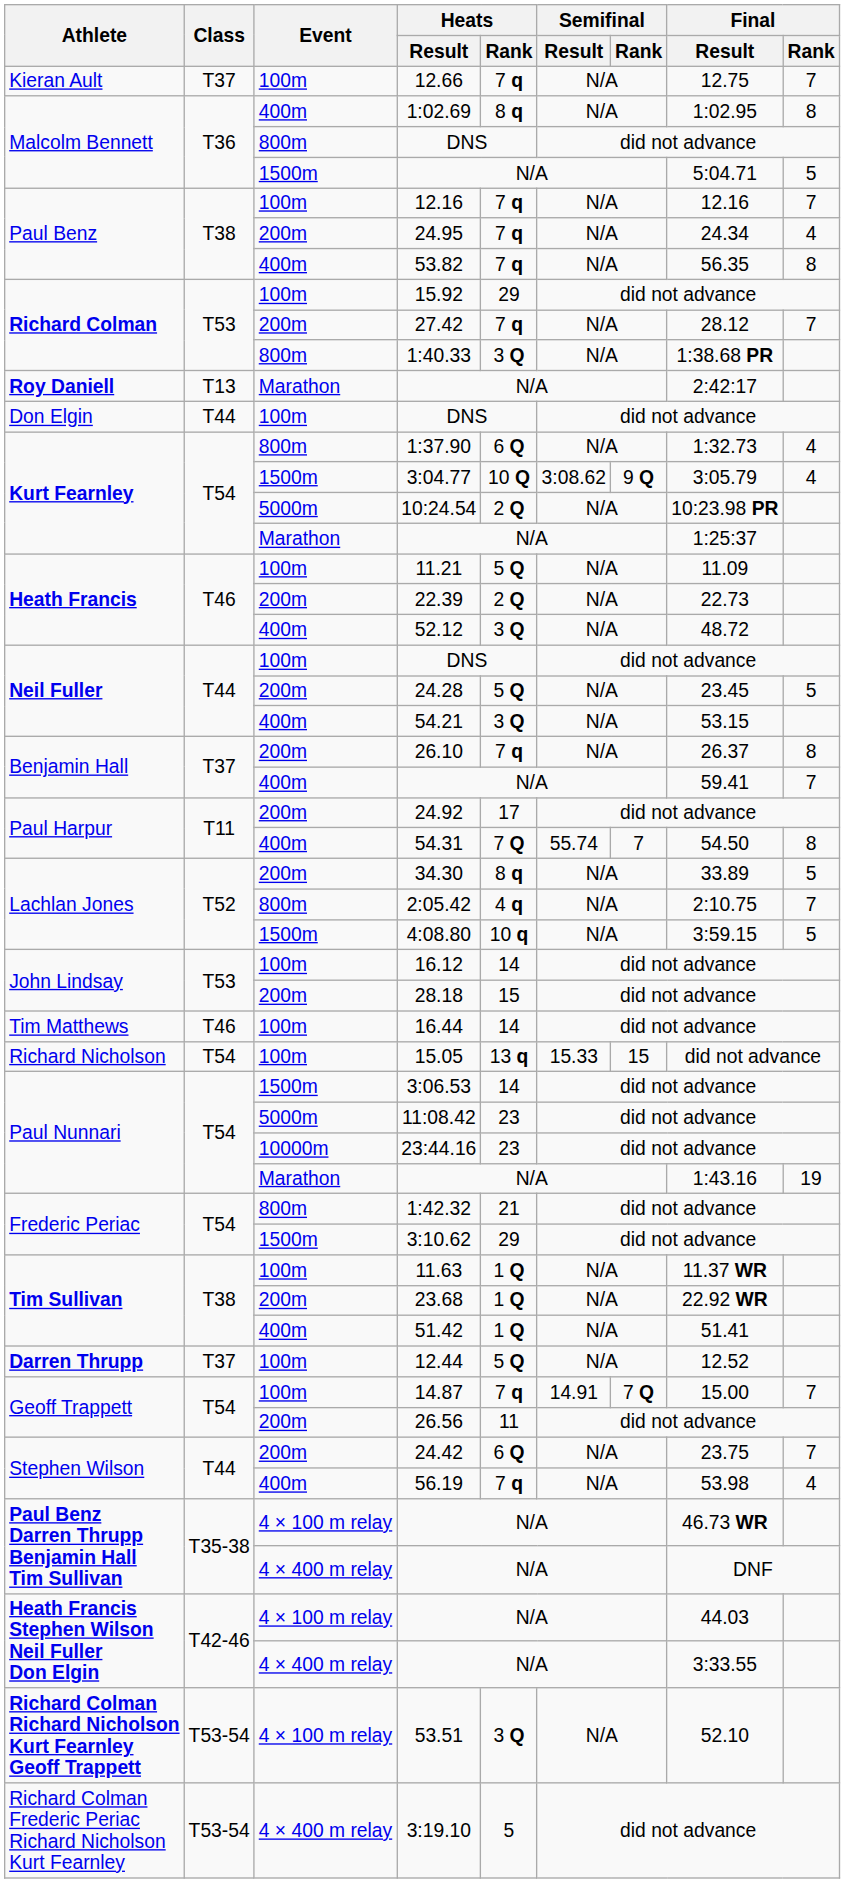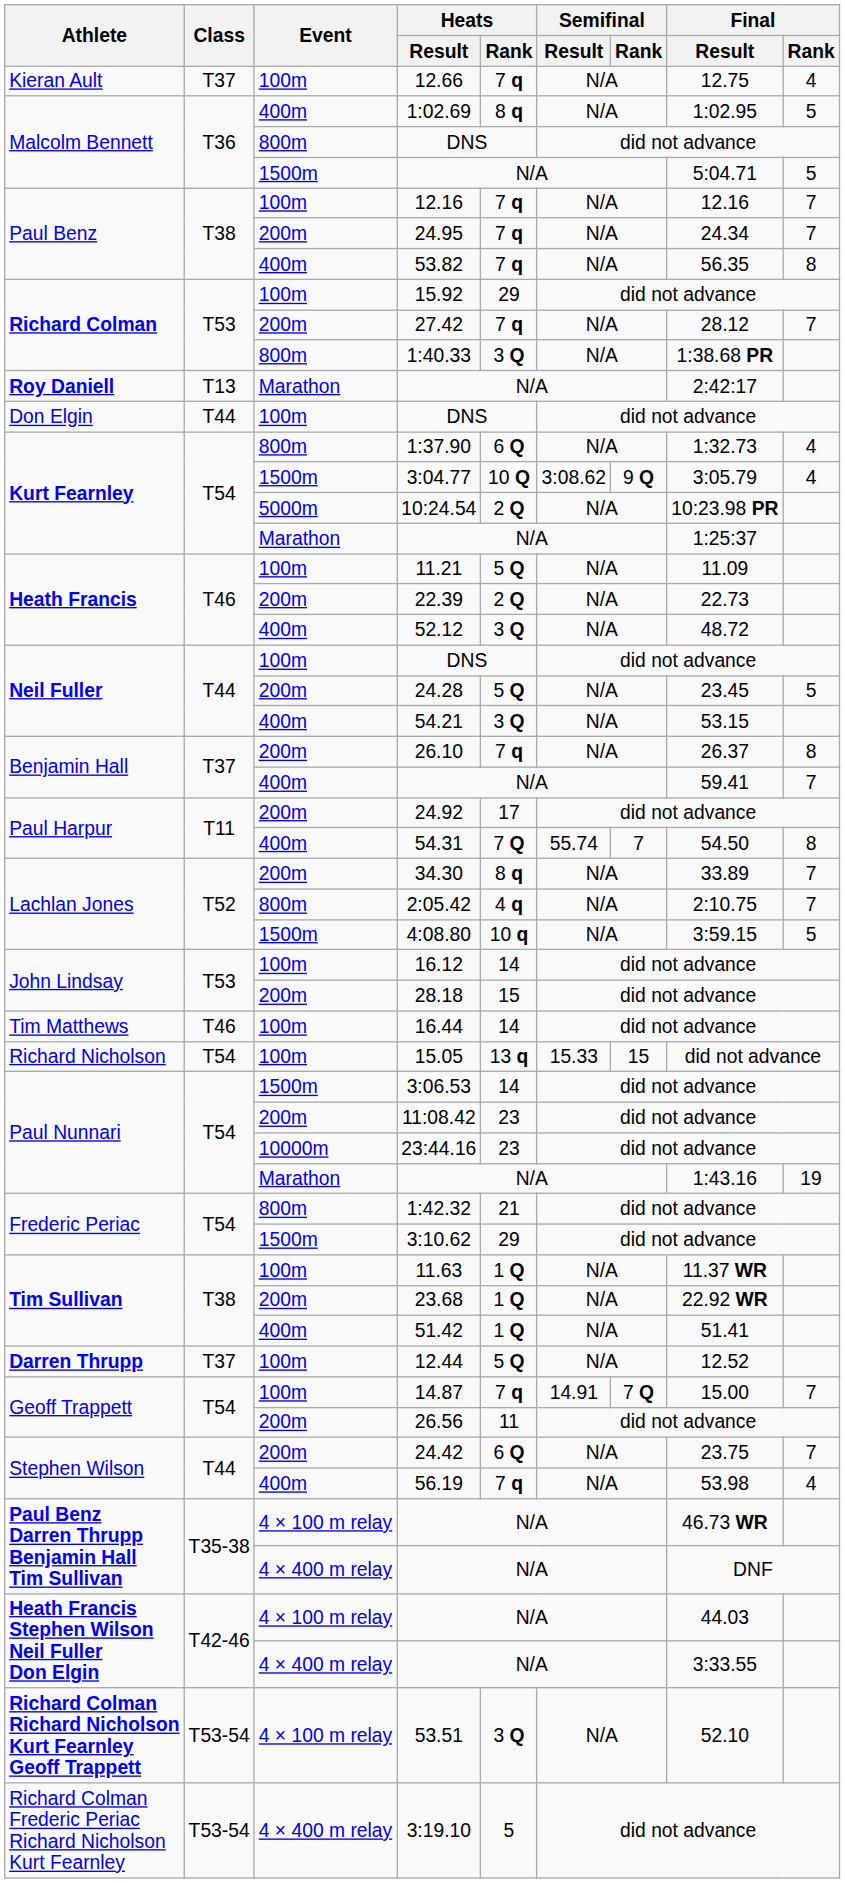(811, 81) 7 -> (811, 81) 4
(811, 112) 8 -> (811, 112) 5
(811, 234) 4 -> (811, 234) 7
(811, 874) 5 -> (811, 874) 7
(288, 1118) 5000m -> (283, 1118) 200m
